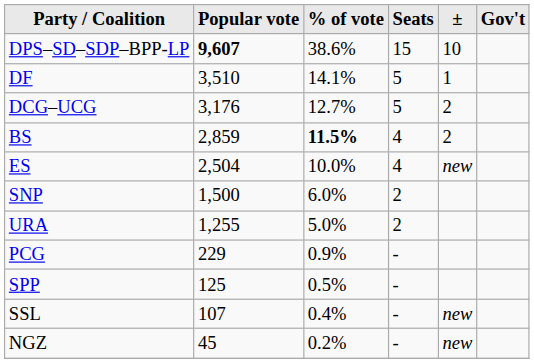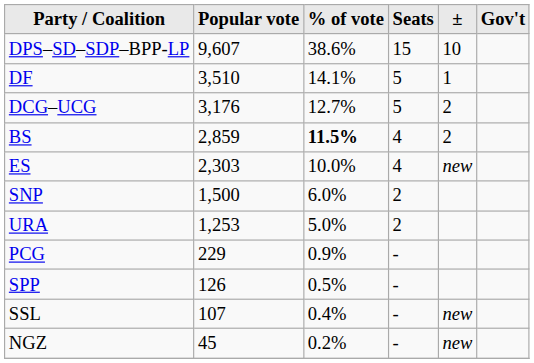(219, 48) bold -> (219, 48) normal
(219, 166) 2,504 -> (219, 166) 2,303
(219, 225) 1,255 -> (219, 225) 1,253
(212, 284) 125 -> (212, 284) 126
